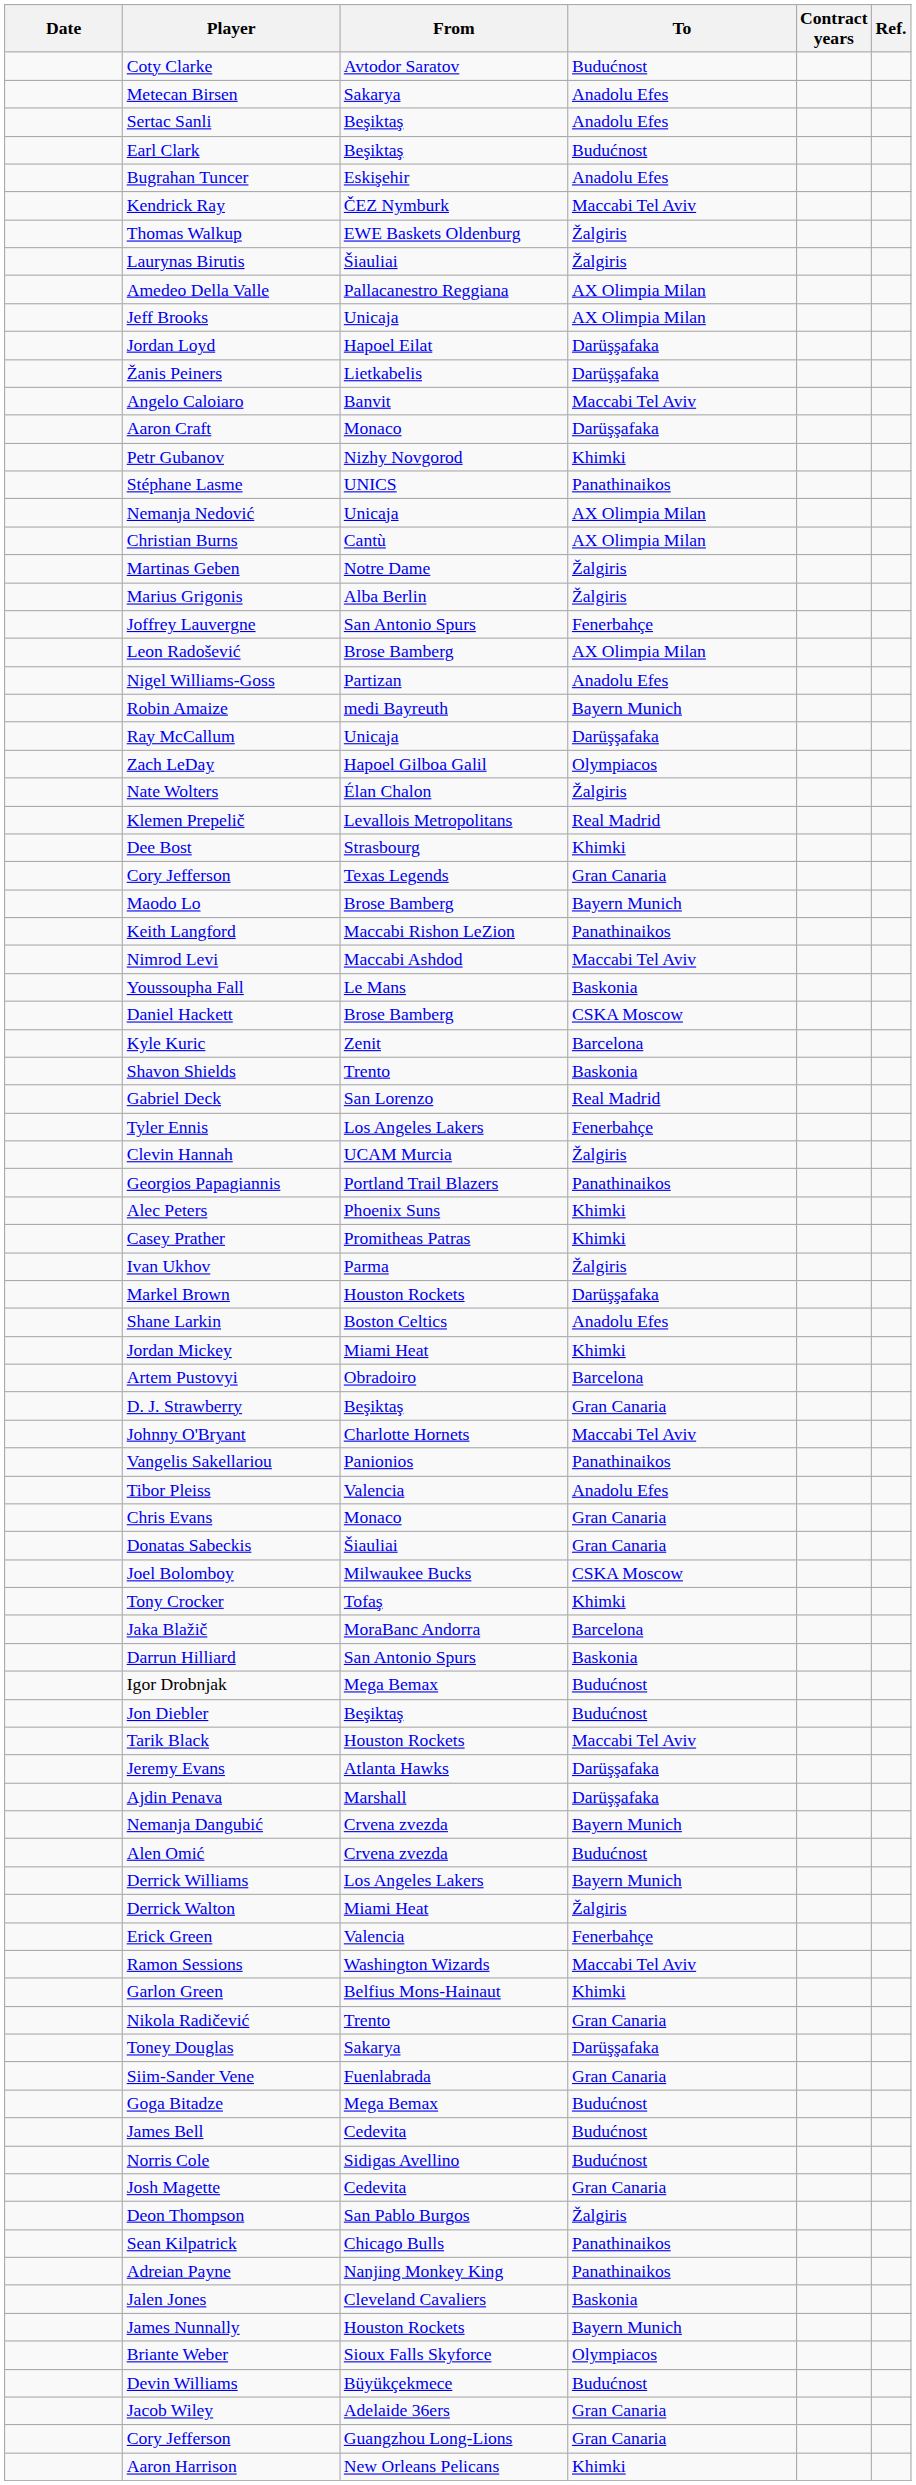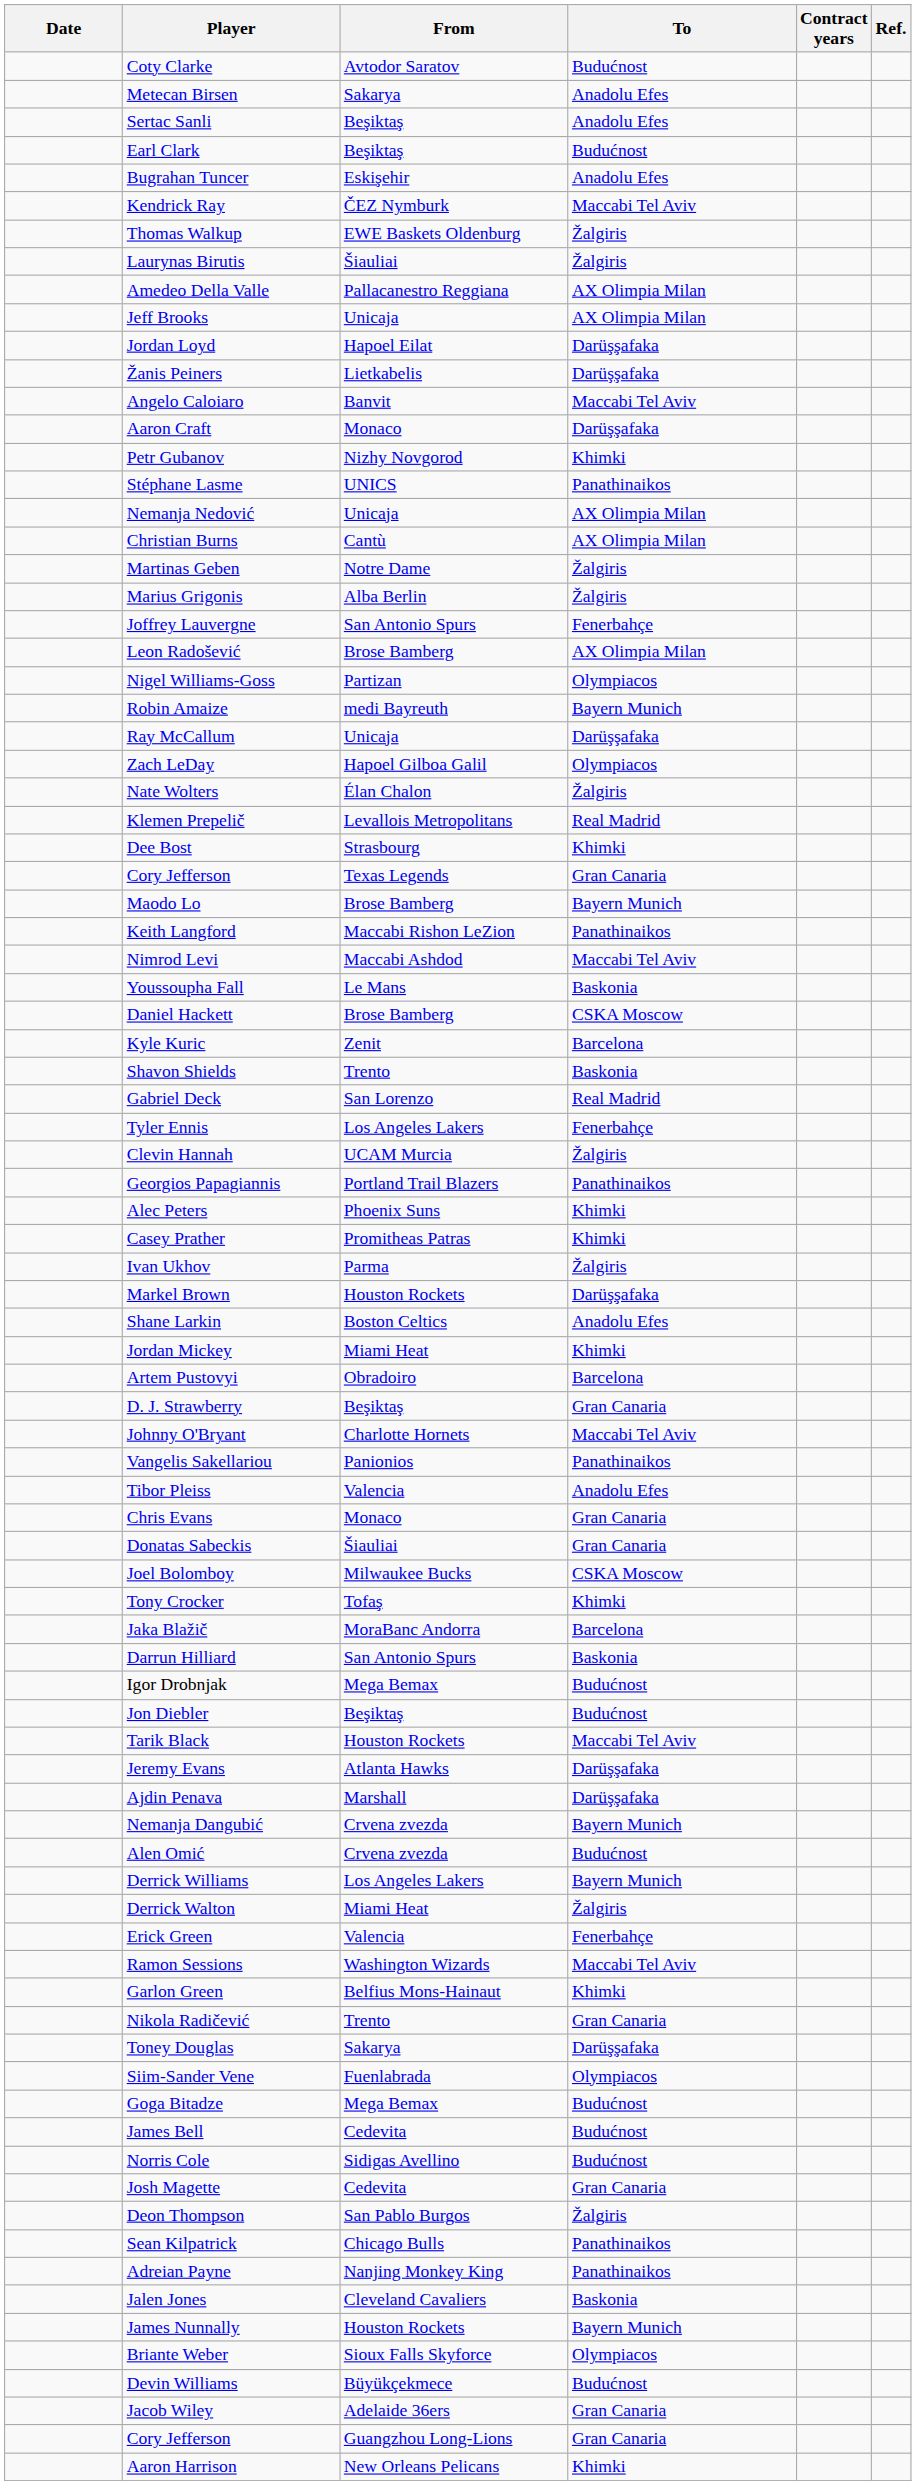(620, 680) Anadolu Efes -> (614, 680) Olympiacos
(619, 2075) Gran Canaria -> (614, 2075) Olympiacos
